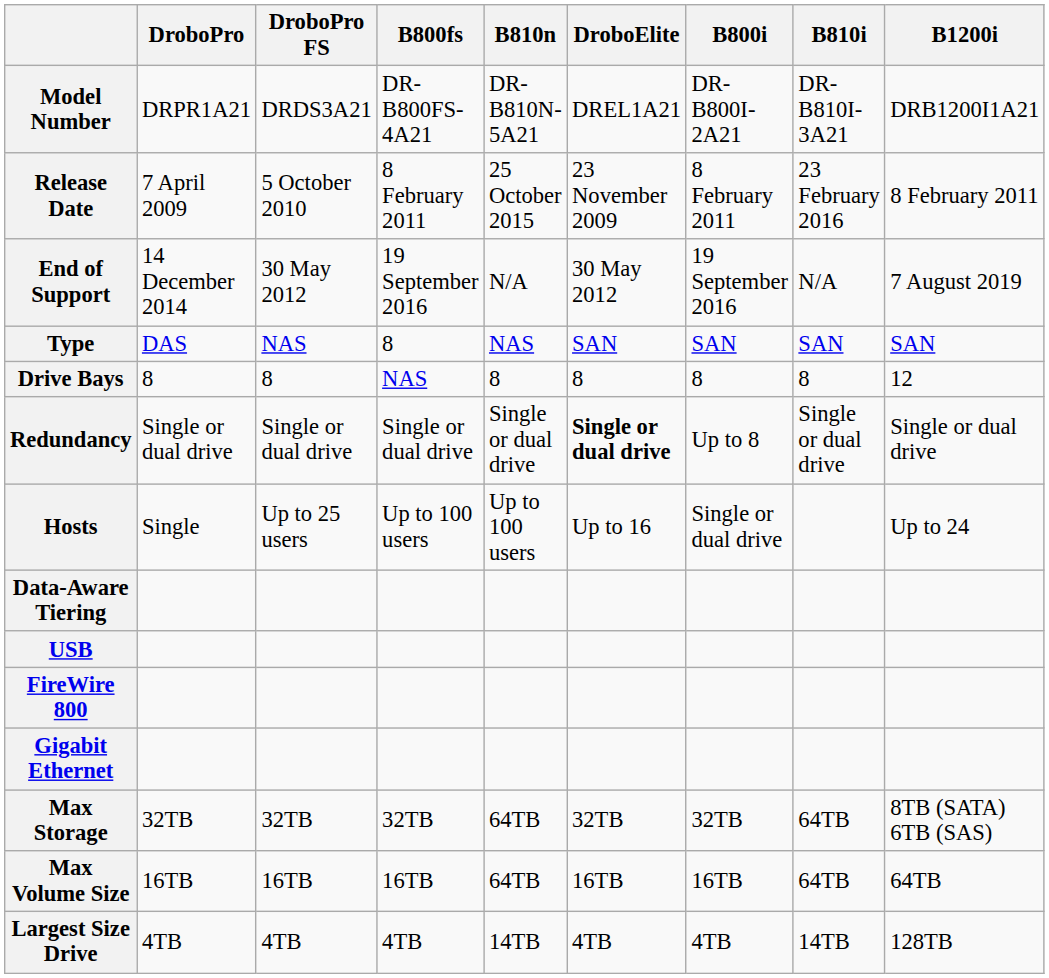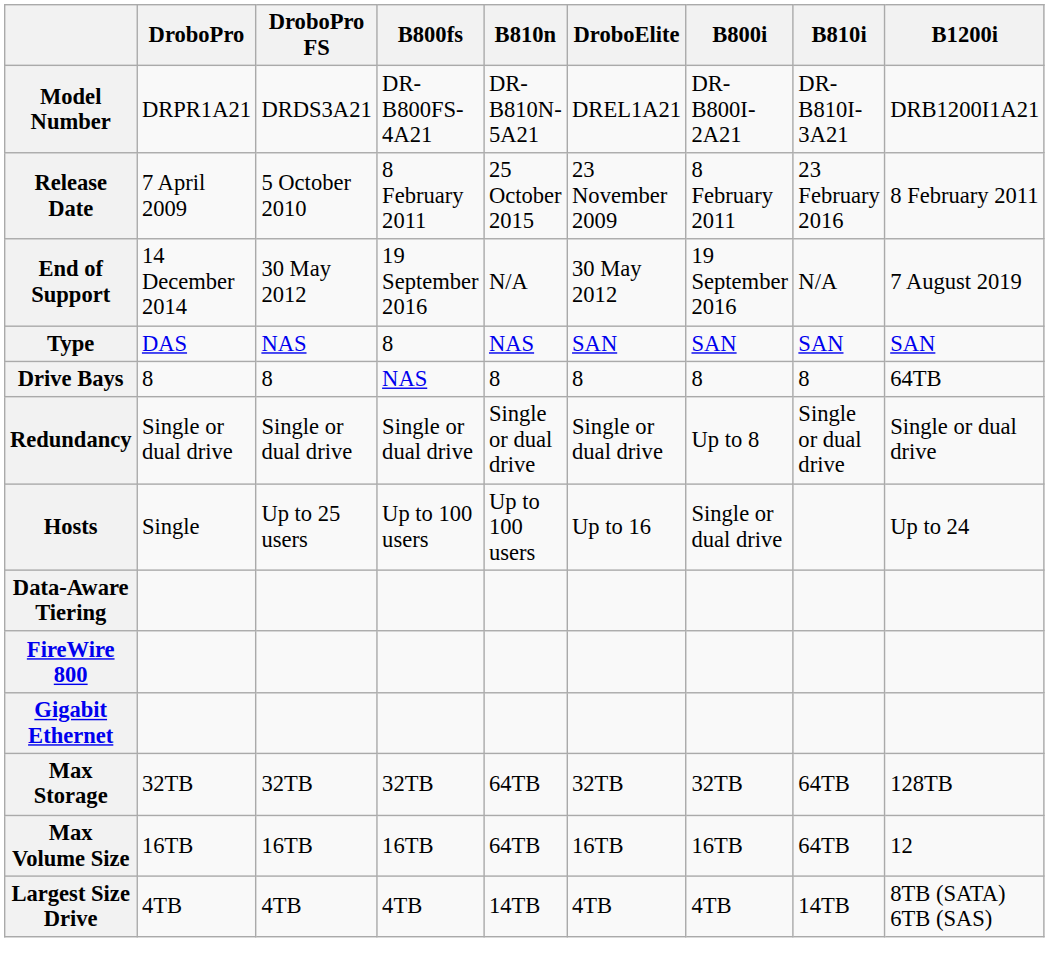(901, 378) 12 -> (916, 378) 64TB
(621, 440) bold -> (617, 440) normal
- row: (71, 648)
(948, 819) 8TB (SATA) 6TB (SAS) -> (922, 783) 128TB
(916, 880) 64TB -> (901, 845) 12
(922, 942) 128TB -> (948, 906) 8TB (SATA) 6TB (SAS)
